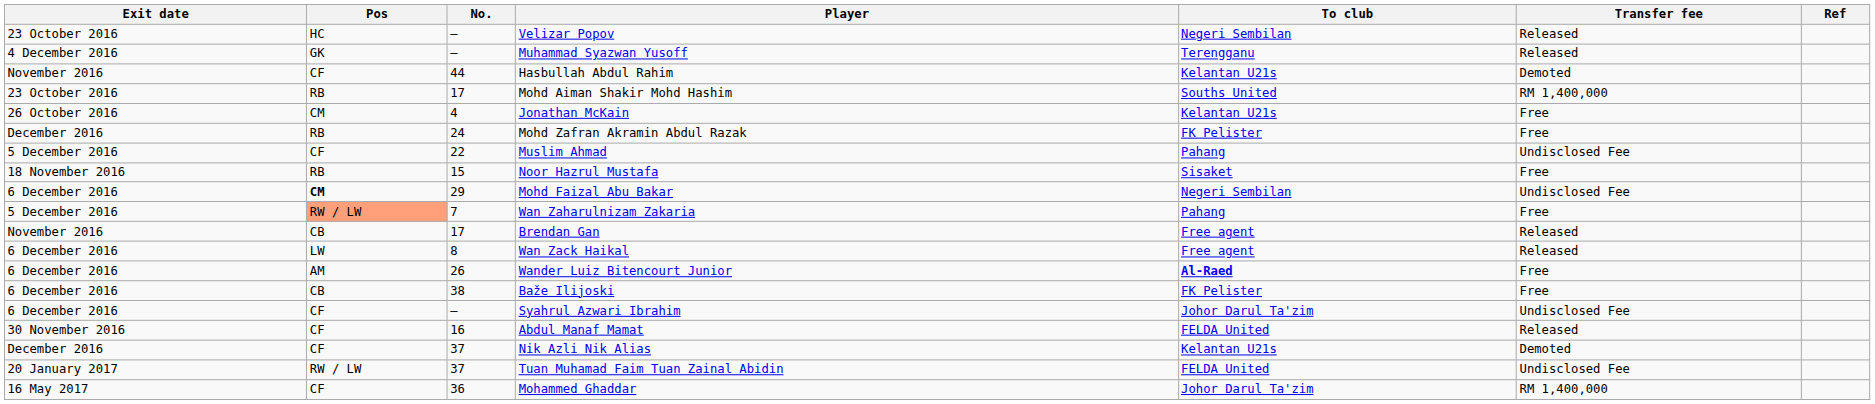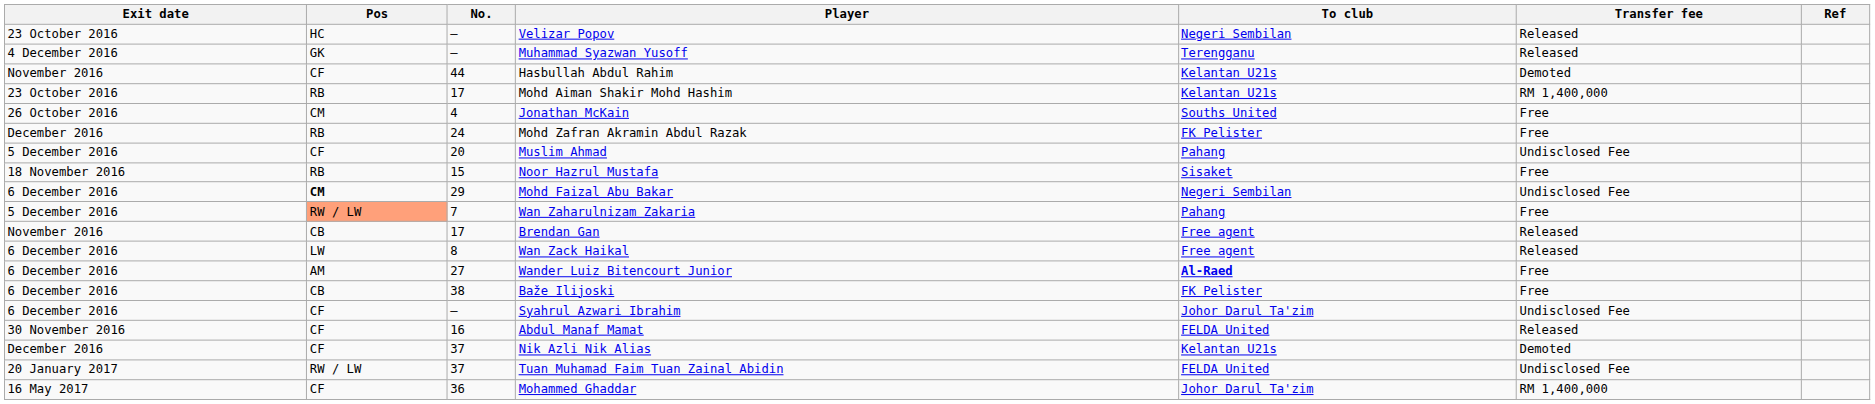(1229, 94) Souths United -> (1229, 94) Kelantan U21s
(1229, 113) Kelantan U21s -> (1229, 113) Souths United
(458, 153) 22 -> (458, 153) 20
(458, 271) 26 -> (458, 271) 27
